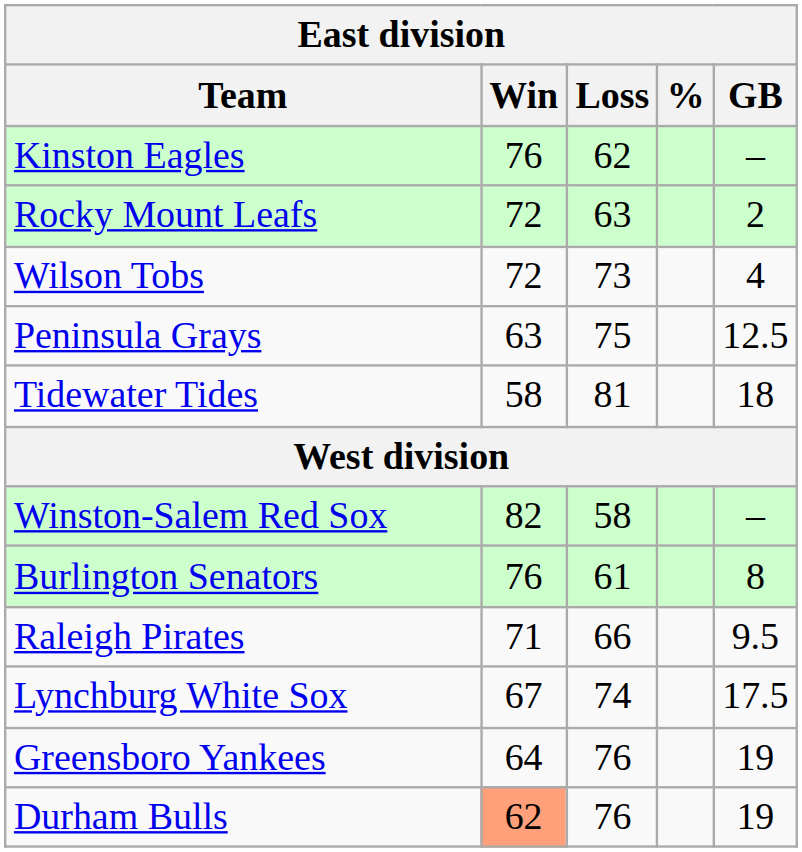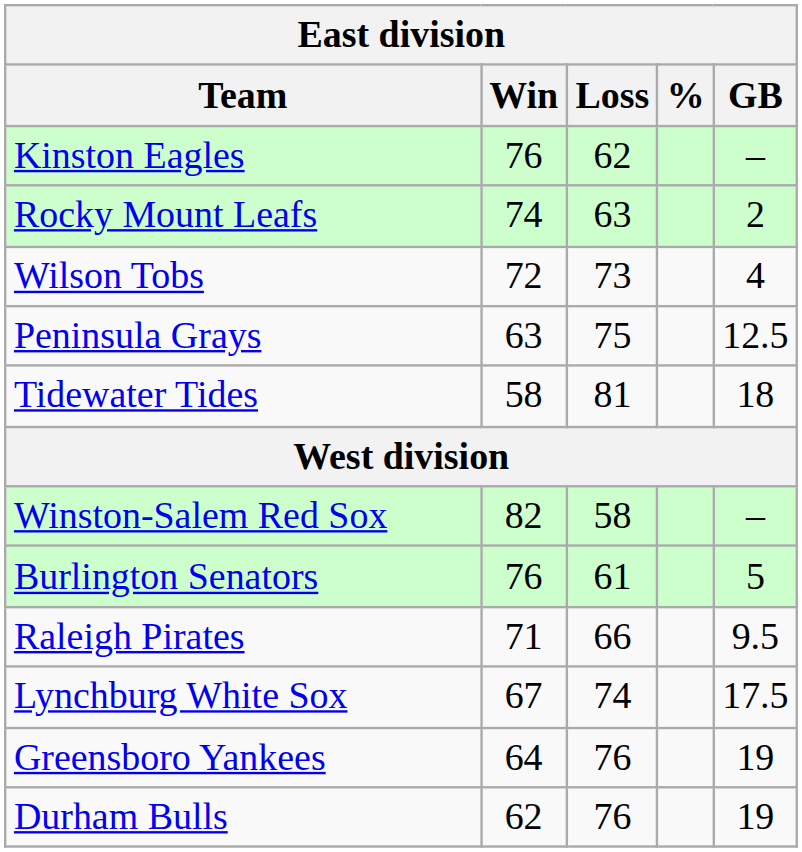(524, 214) 72 -> (524, 214) 74
(755, 575) 8 -> (755, 575) 5
(524, 816) lightsalmon background -> (524, 816) no background
